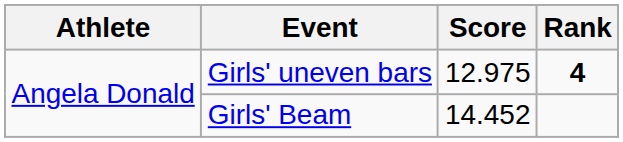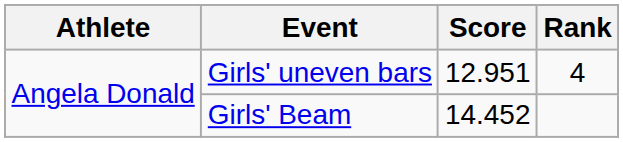(488, 72) 12.975 -> (488, 72) 12.951
(578, 72) bold -> (578, 72) normal
